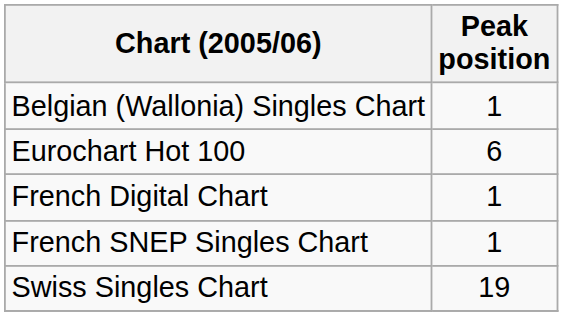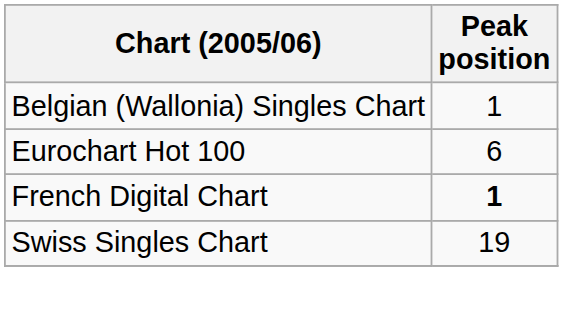(494, 196) normal -> (494, 196) bold
- row: (190, 242)
